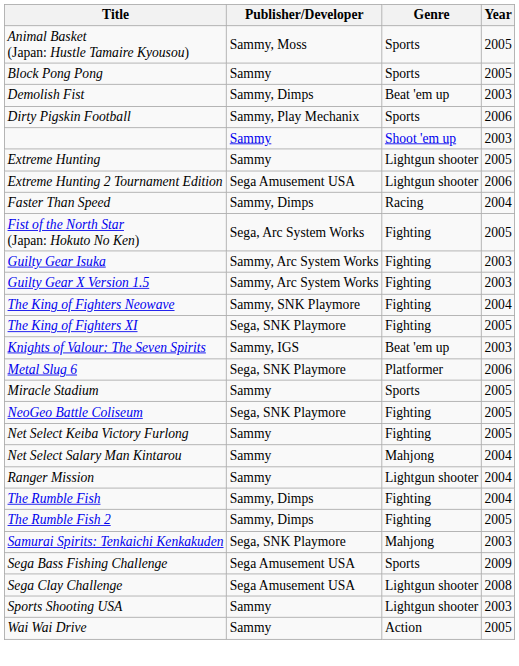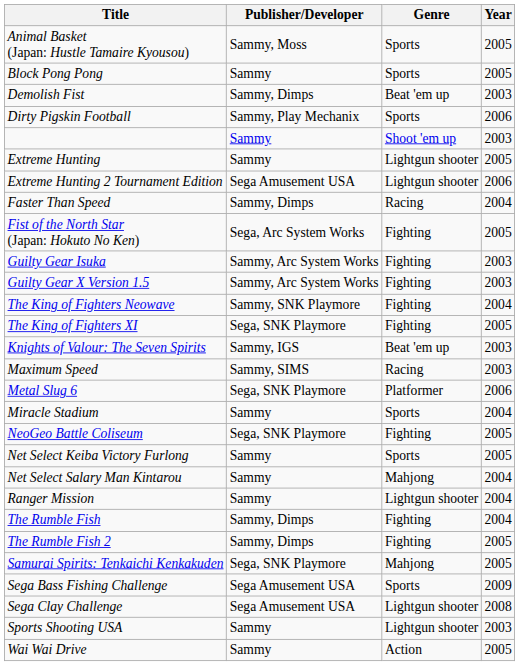+ row: (53, 369)
(498, 390) 2005 -> (498, 412) 2004
(408, 434) Fighting -> (402, 455) Sports
(498, 541) 2003 -> (498, 563) 2005
